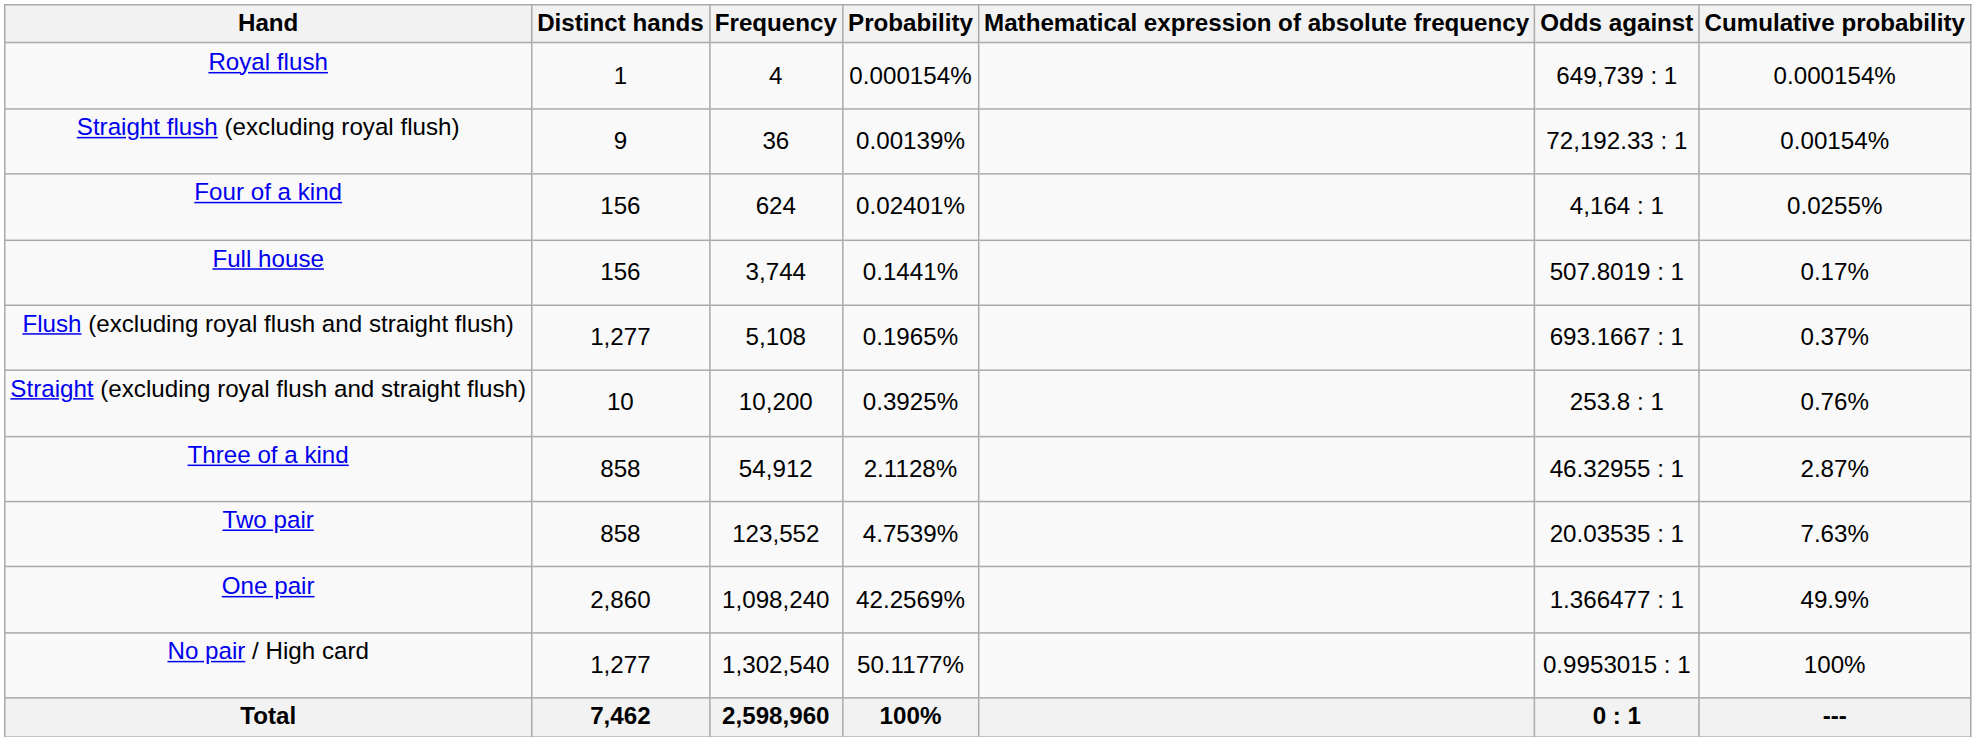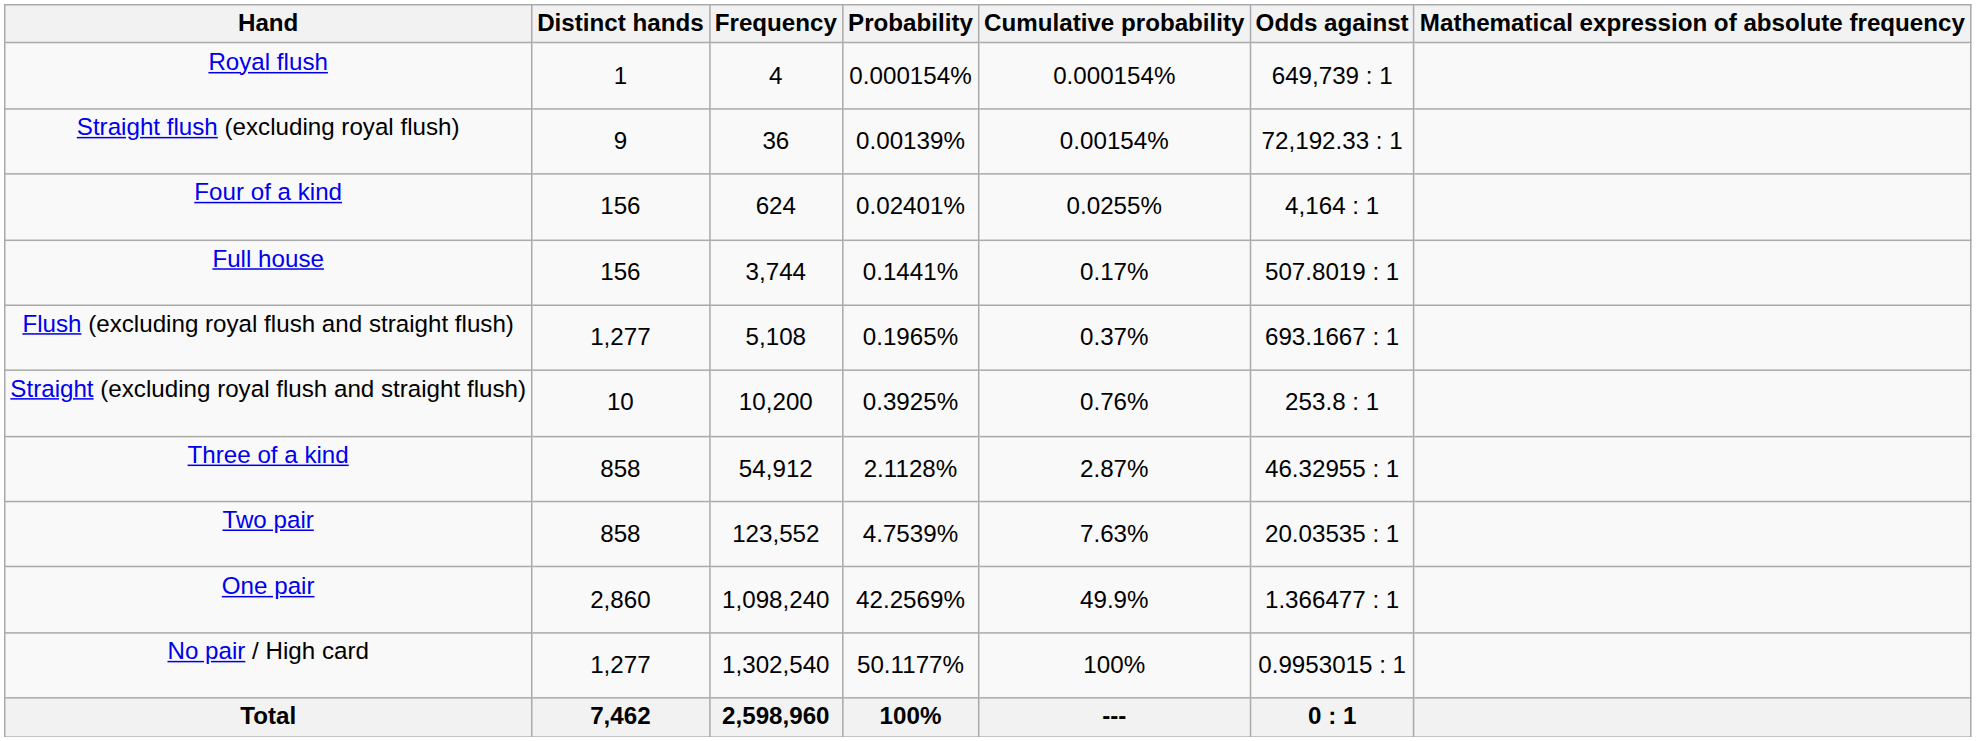columns swapped: (1835, 23) <-> (1257, 23)
